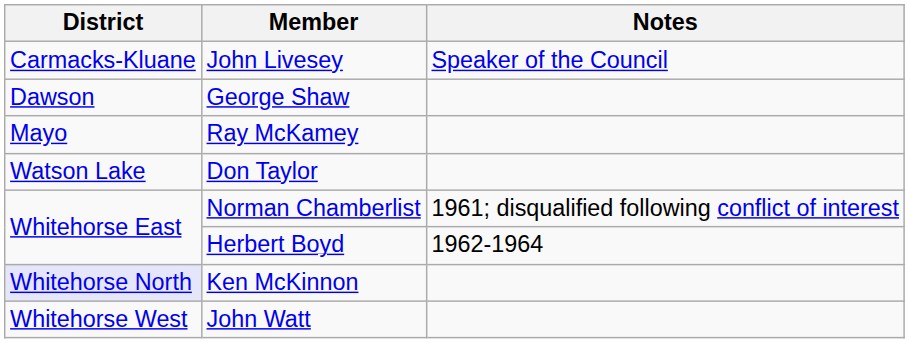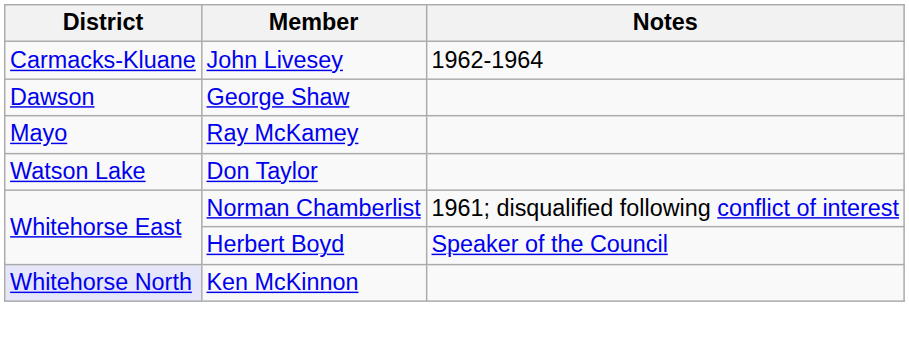(550, 60) Speaker of the Council -> (487, 60) 1962-1964
(487, 245) 1962-1964 -> (550, 245) Speaker of the Council
- row: (259, 319)
